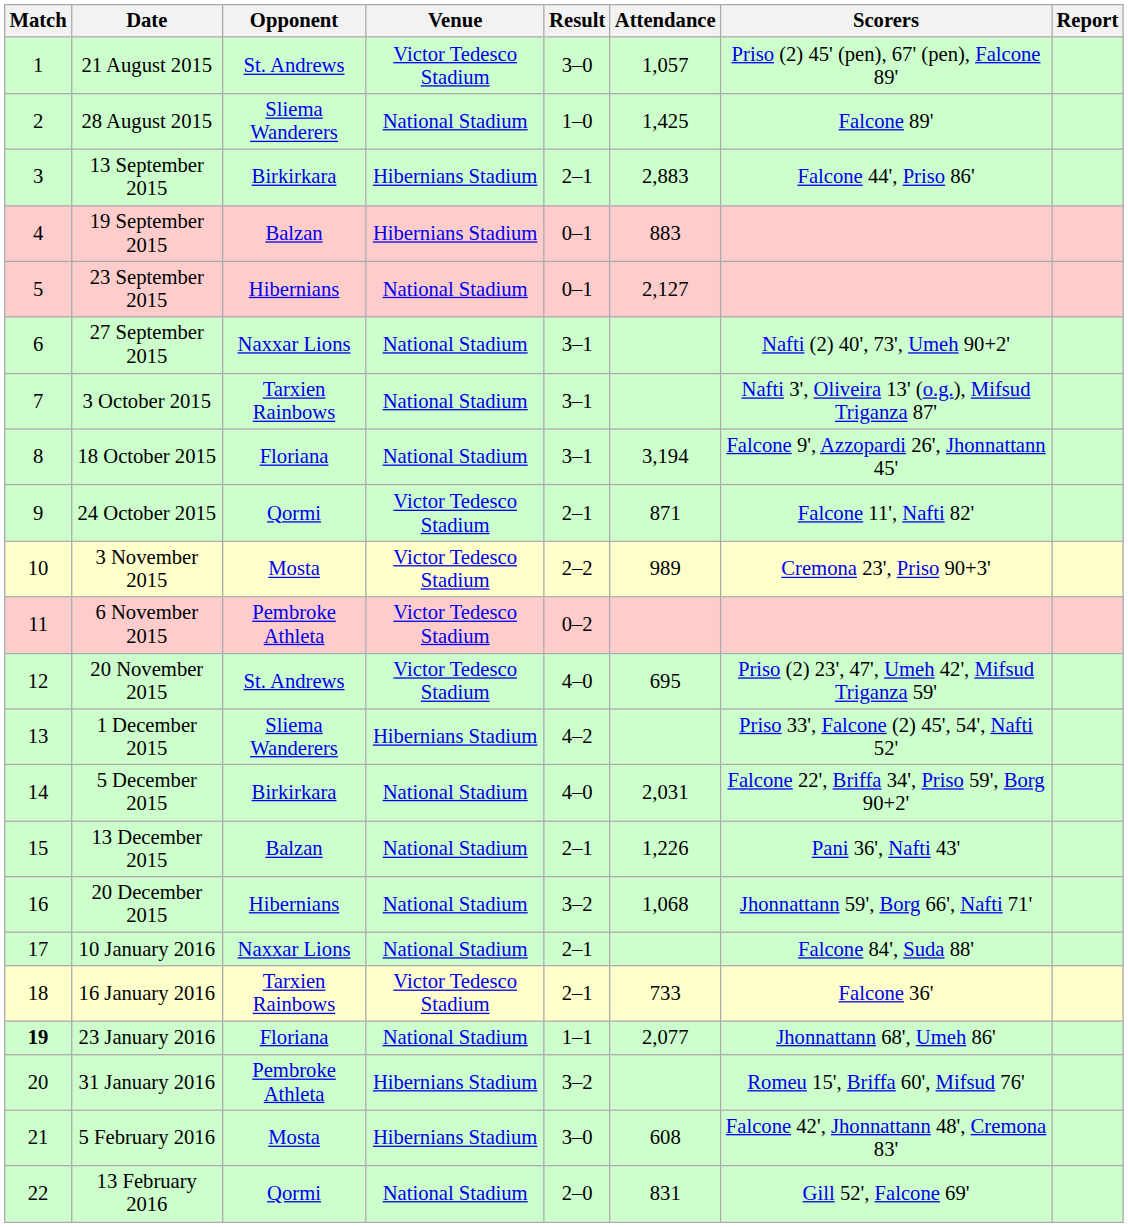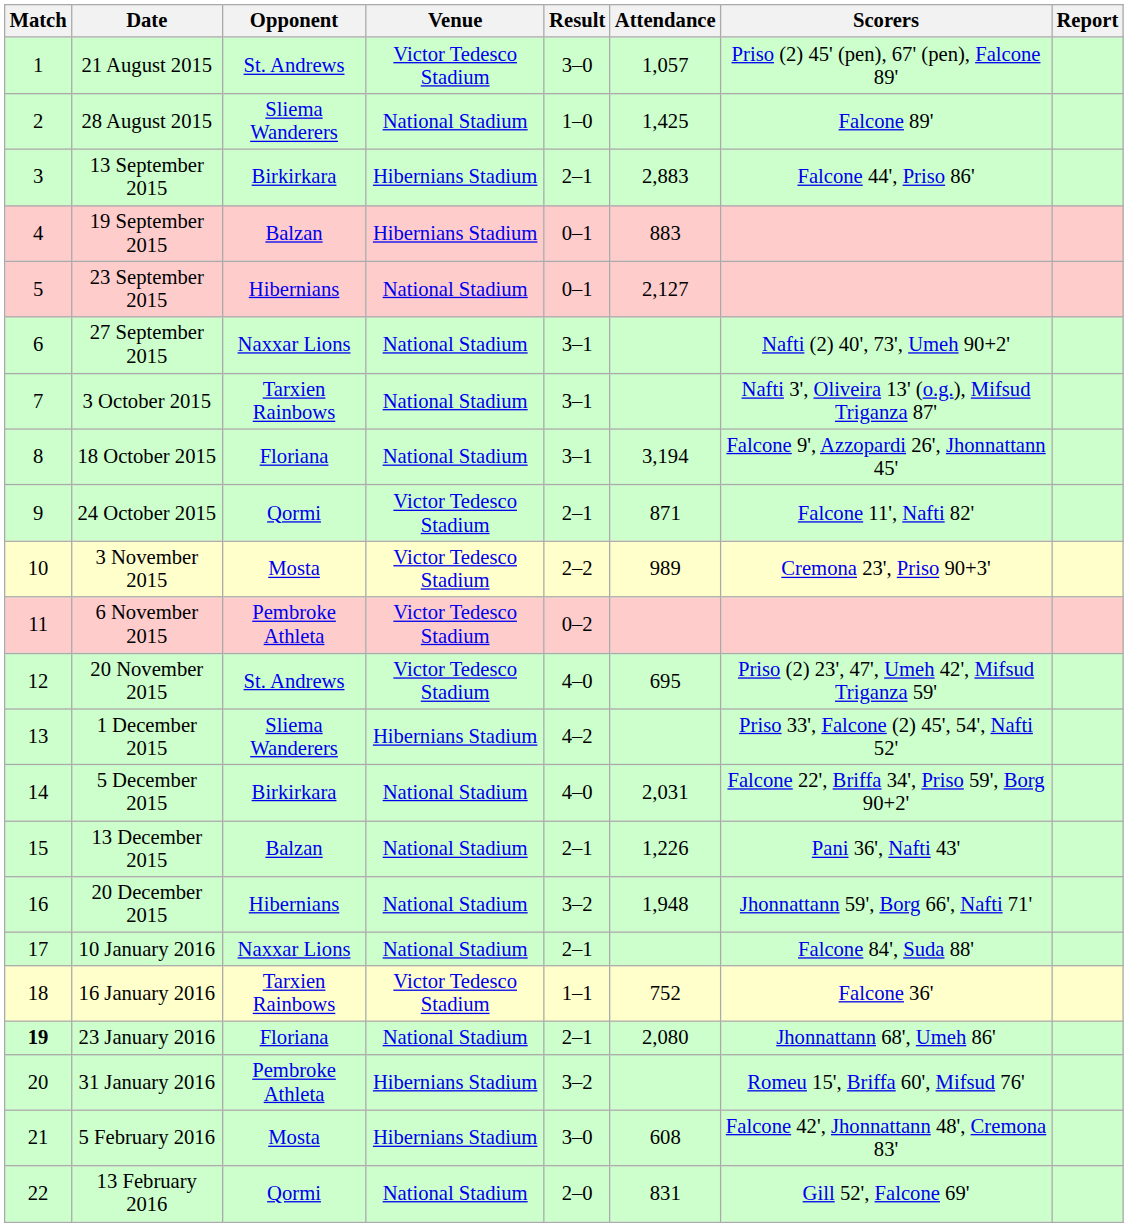(665, 904) 1,068 -> (665, 904) 1,948
(577, 993) 2–1 -> (577, 993) 1–1
(665, 993) 733 -> (665, 993) 752
(577, 1037) 1–1 -> (577, 1037) 2–1
(665, 1037) 2,077 -> (665, 1037) 2,080
